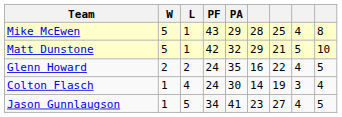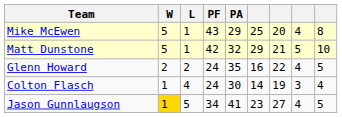(257, 31) 28 -> (257, 31) 25
(279, 31) 25 -> (279, 31) 20
(164, 103) no background -> (164, 103) gold background
